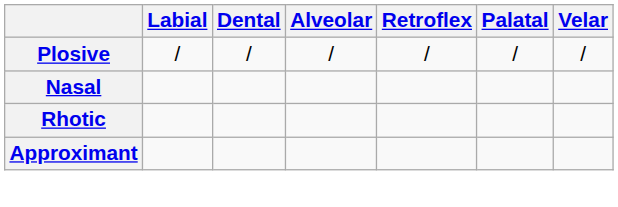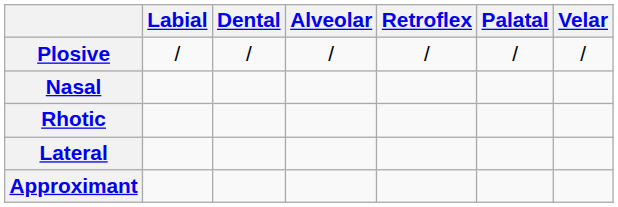+ row: (74, 152)
